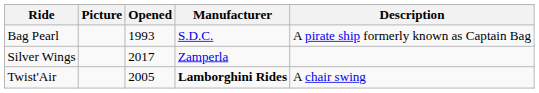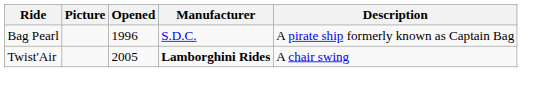(141, 35) 1993 -> (125, 35) 1996
- row: (41, 56)
